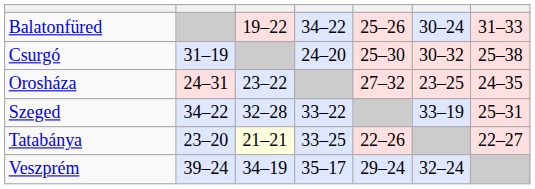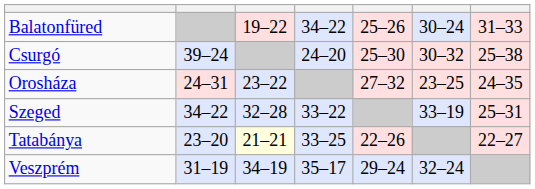(206, 55) 31–19 -> (206, 55) 39–24
(206, 169) 39–24 -> (206, 169) 31–19
